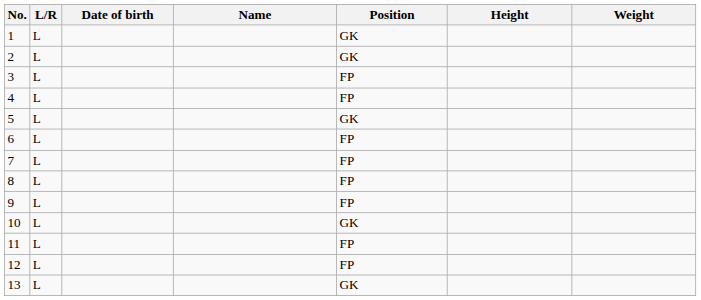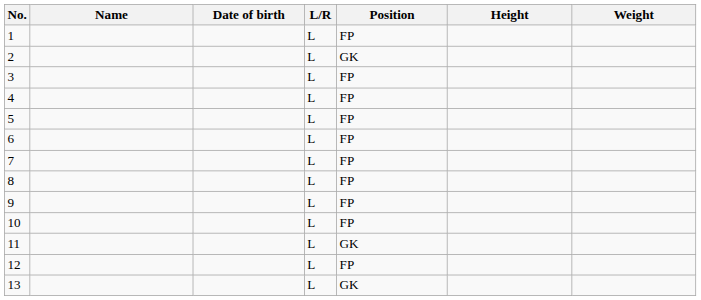columns swapped: (255, 14) <-> (46, 14)
(349, 35) GK -> (347, 35) FP
(349, 118) GK -> (347, 118) FP
(349, 222) GK -> (347, 222) FP
(347, 243) FP -> (349, 243) GK
